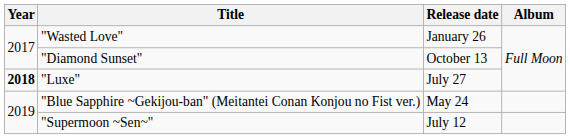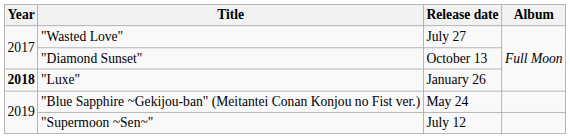(456, 36) January 26 -> (446, 36) July 27
(446, 79) July 27 -> (456, 79) January 26
